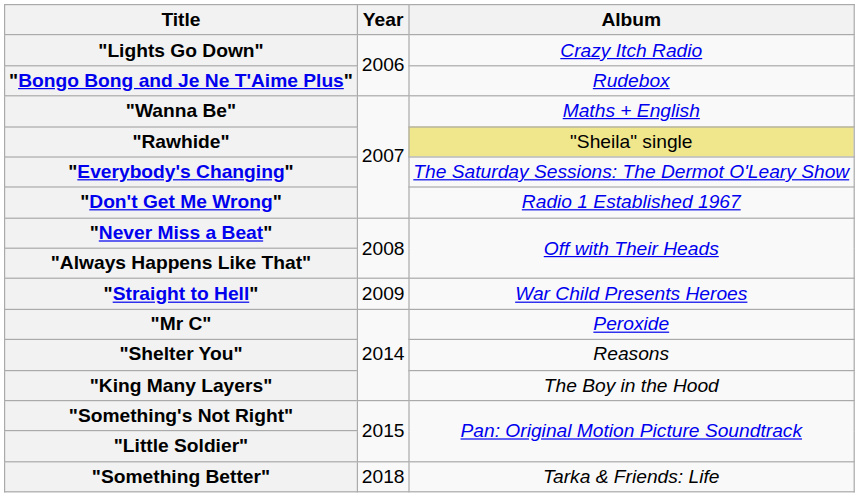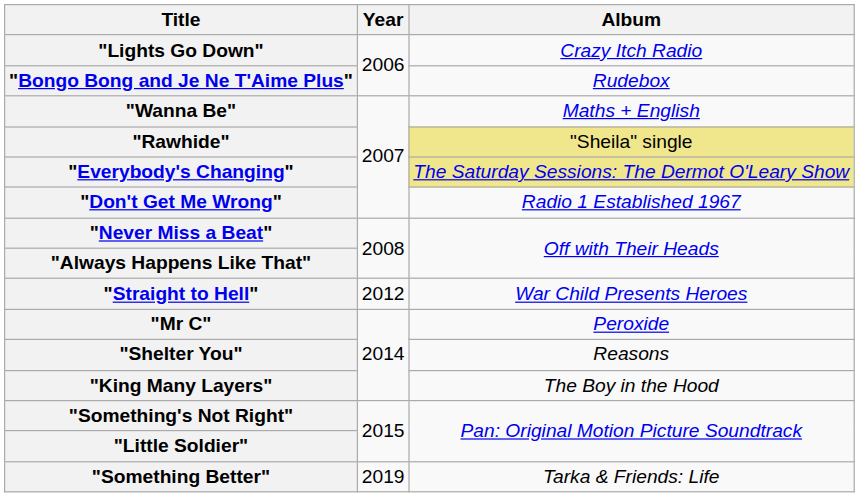(631, 171) no background -> (631, 171) khaki background
(383, 293) 2009 -> (383, 293) 2012
(383, 476) 2018 -> (383, 476) 2019
